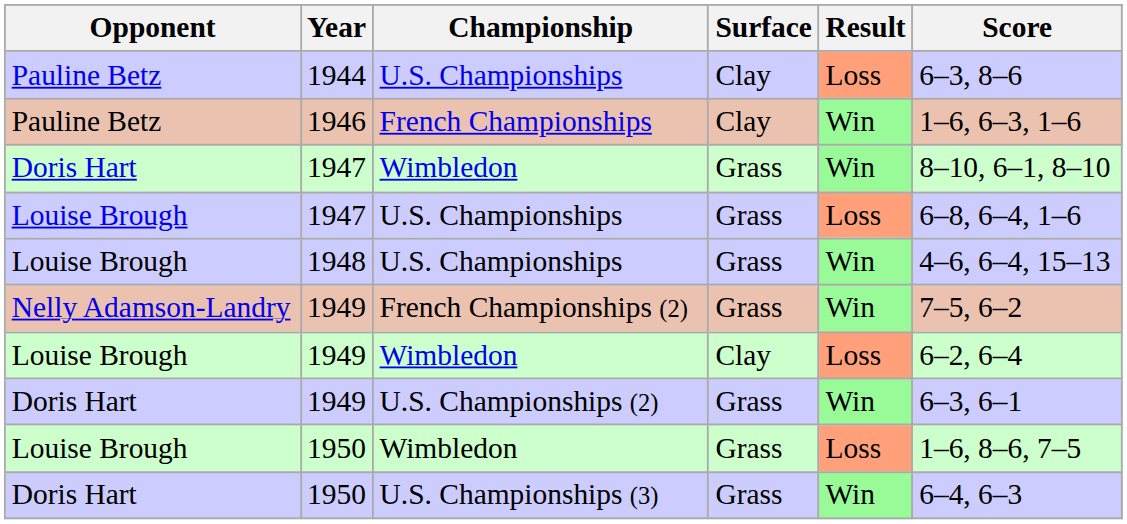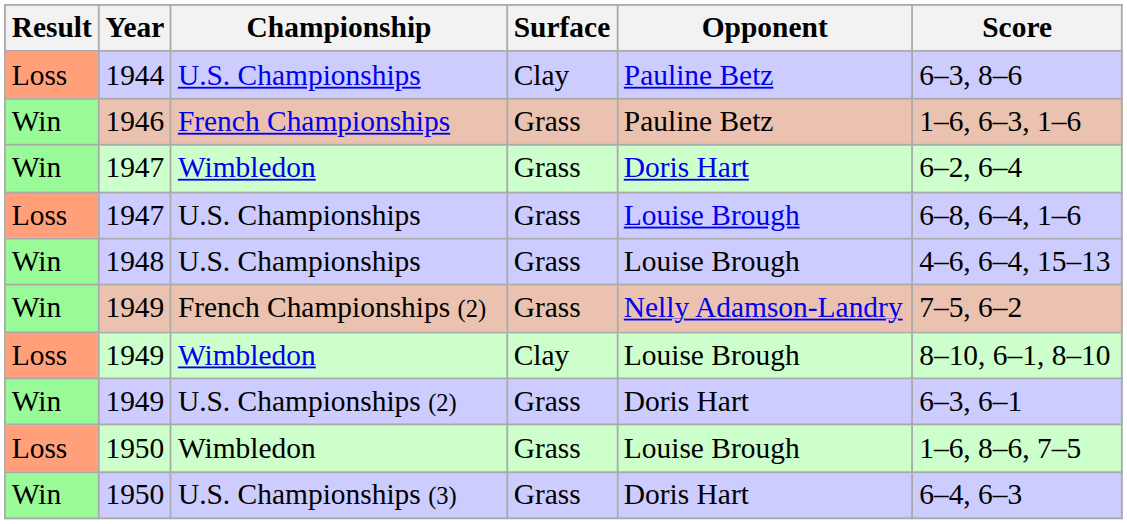columns swapped: (866, 27) <-> (153, 27)
(743, 121) Clay -> (547, 121) Grass
(1015, 167) 8–10, 6–1, 8–10 -> (971, 167) 6–2, 6–4
(971, 354) 6–2, 6–4 -> (1015, 354) 8–10, 6–1, 8–10
